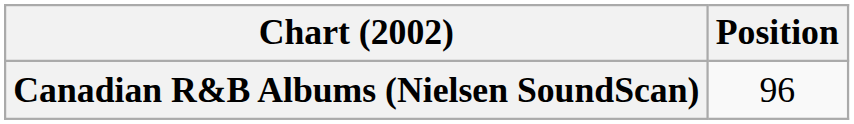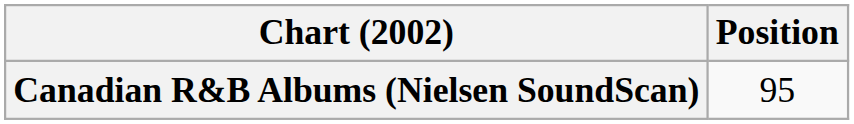(777, 89) 96 -> (777, 89) 95
